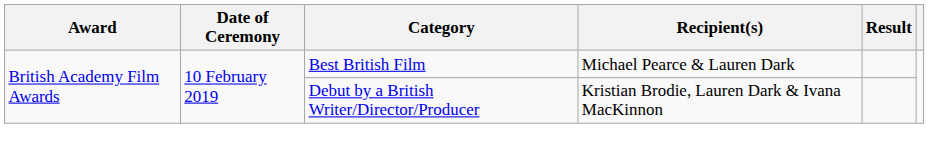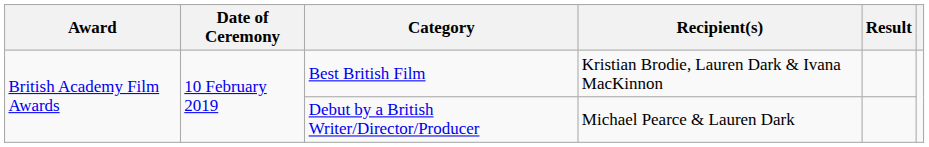(688, 63) Michael Pearce & Lauren Dark -> (711, 73) Kristian Brodie, Lauren Dark & Ivana MacKinnon
(711, 100) Kristian Brodie, Lauren Dark & Ivana MacKinnon -> (688, 119) Michael Pearce & Lauren Dark
